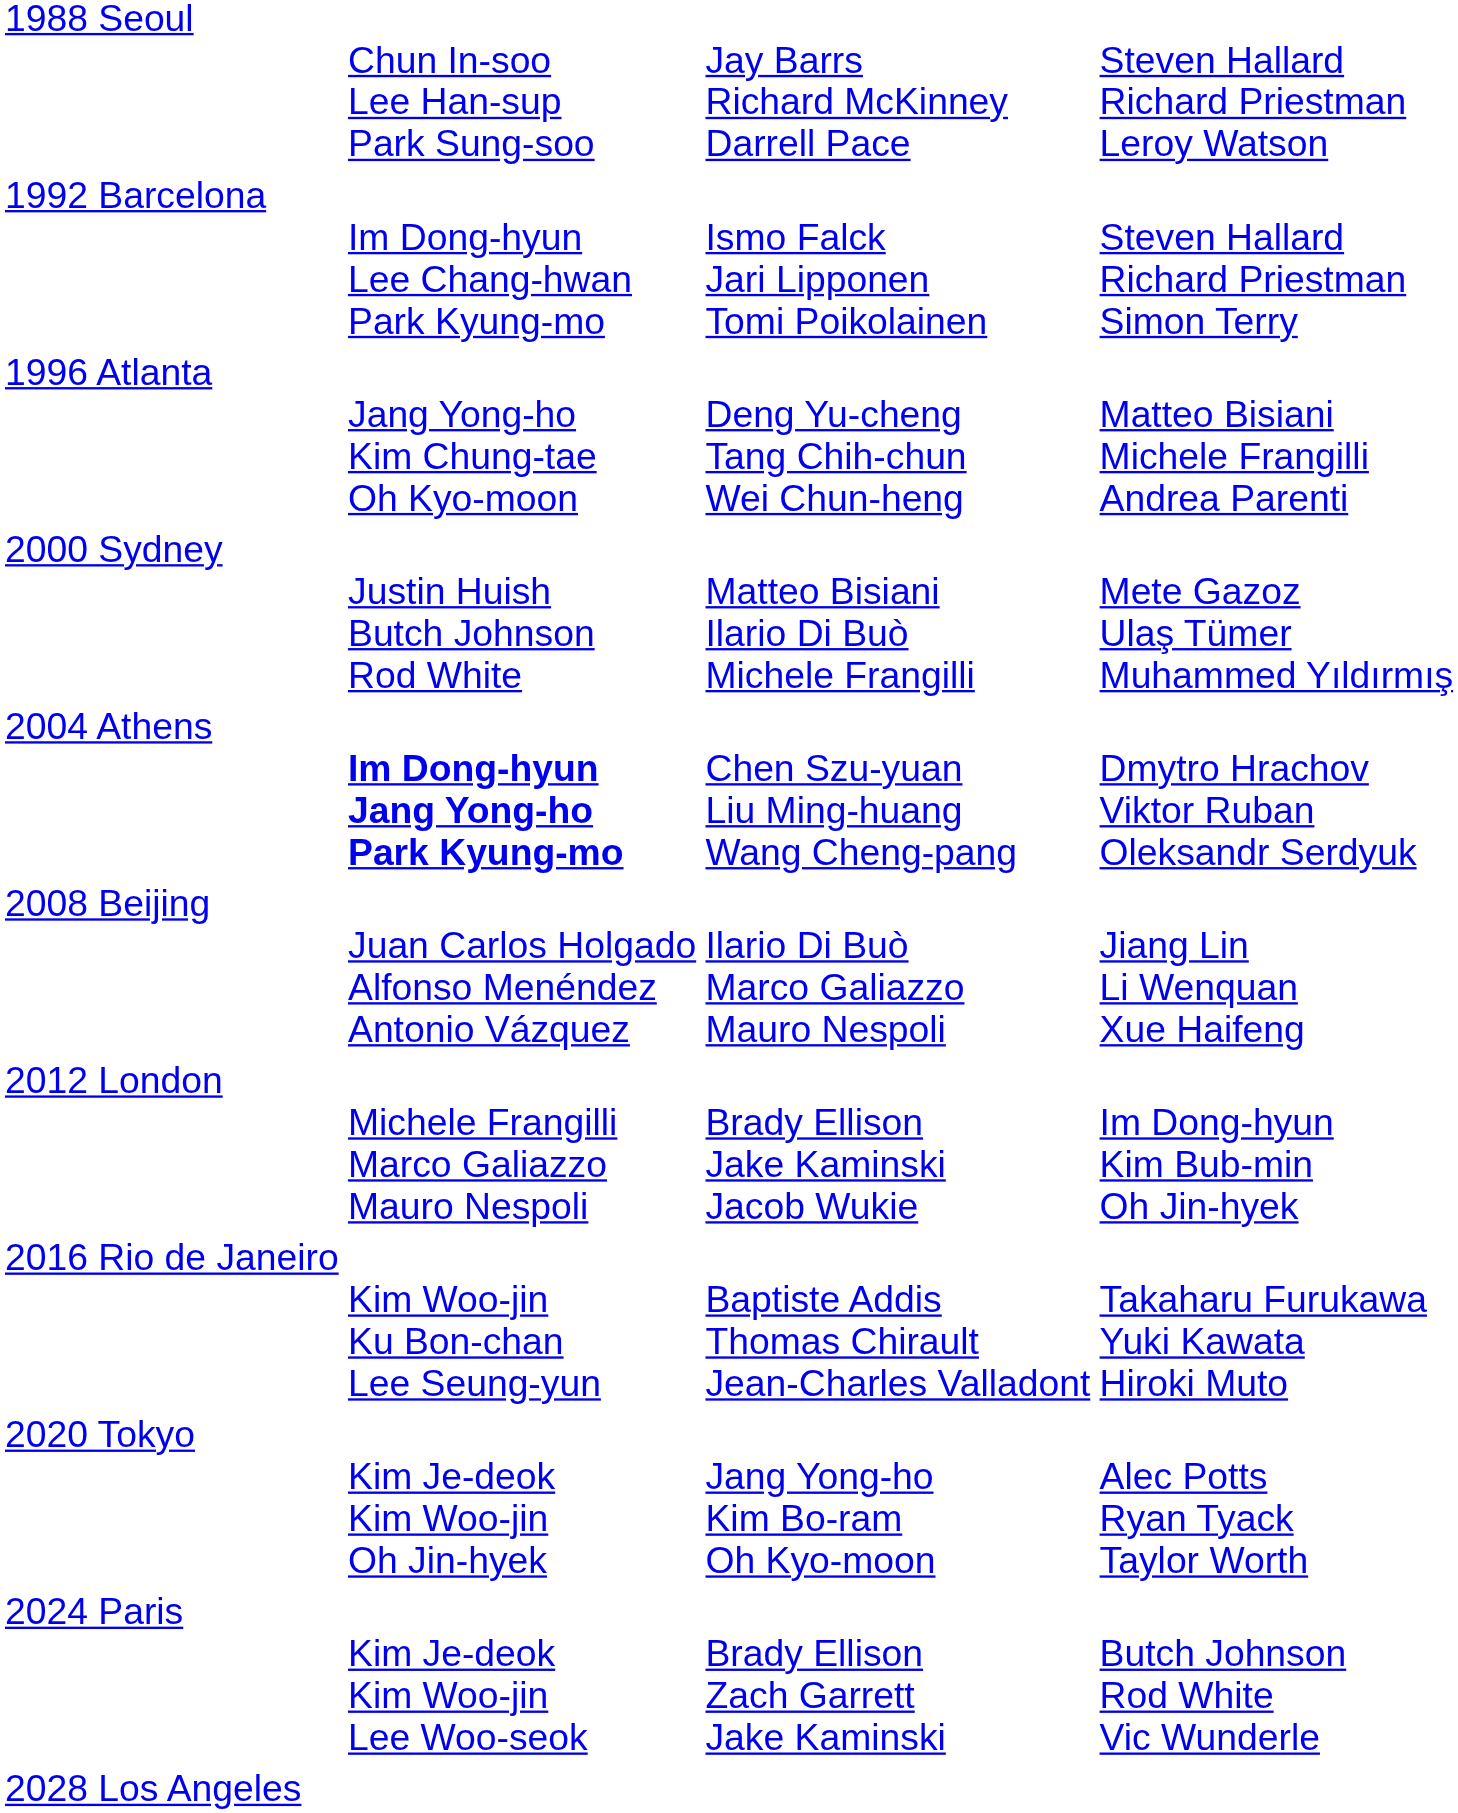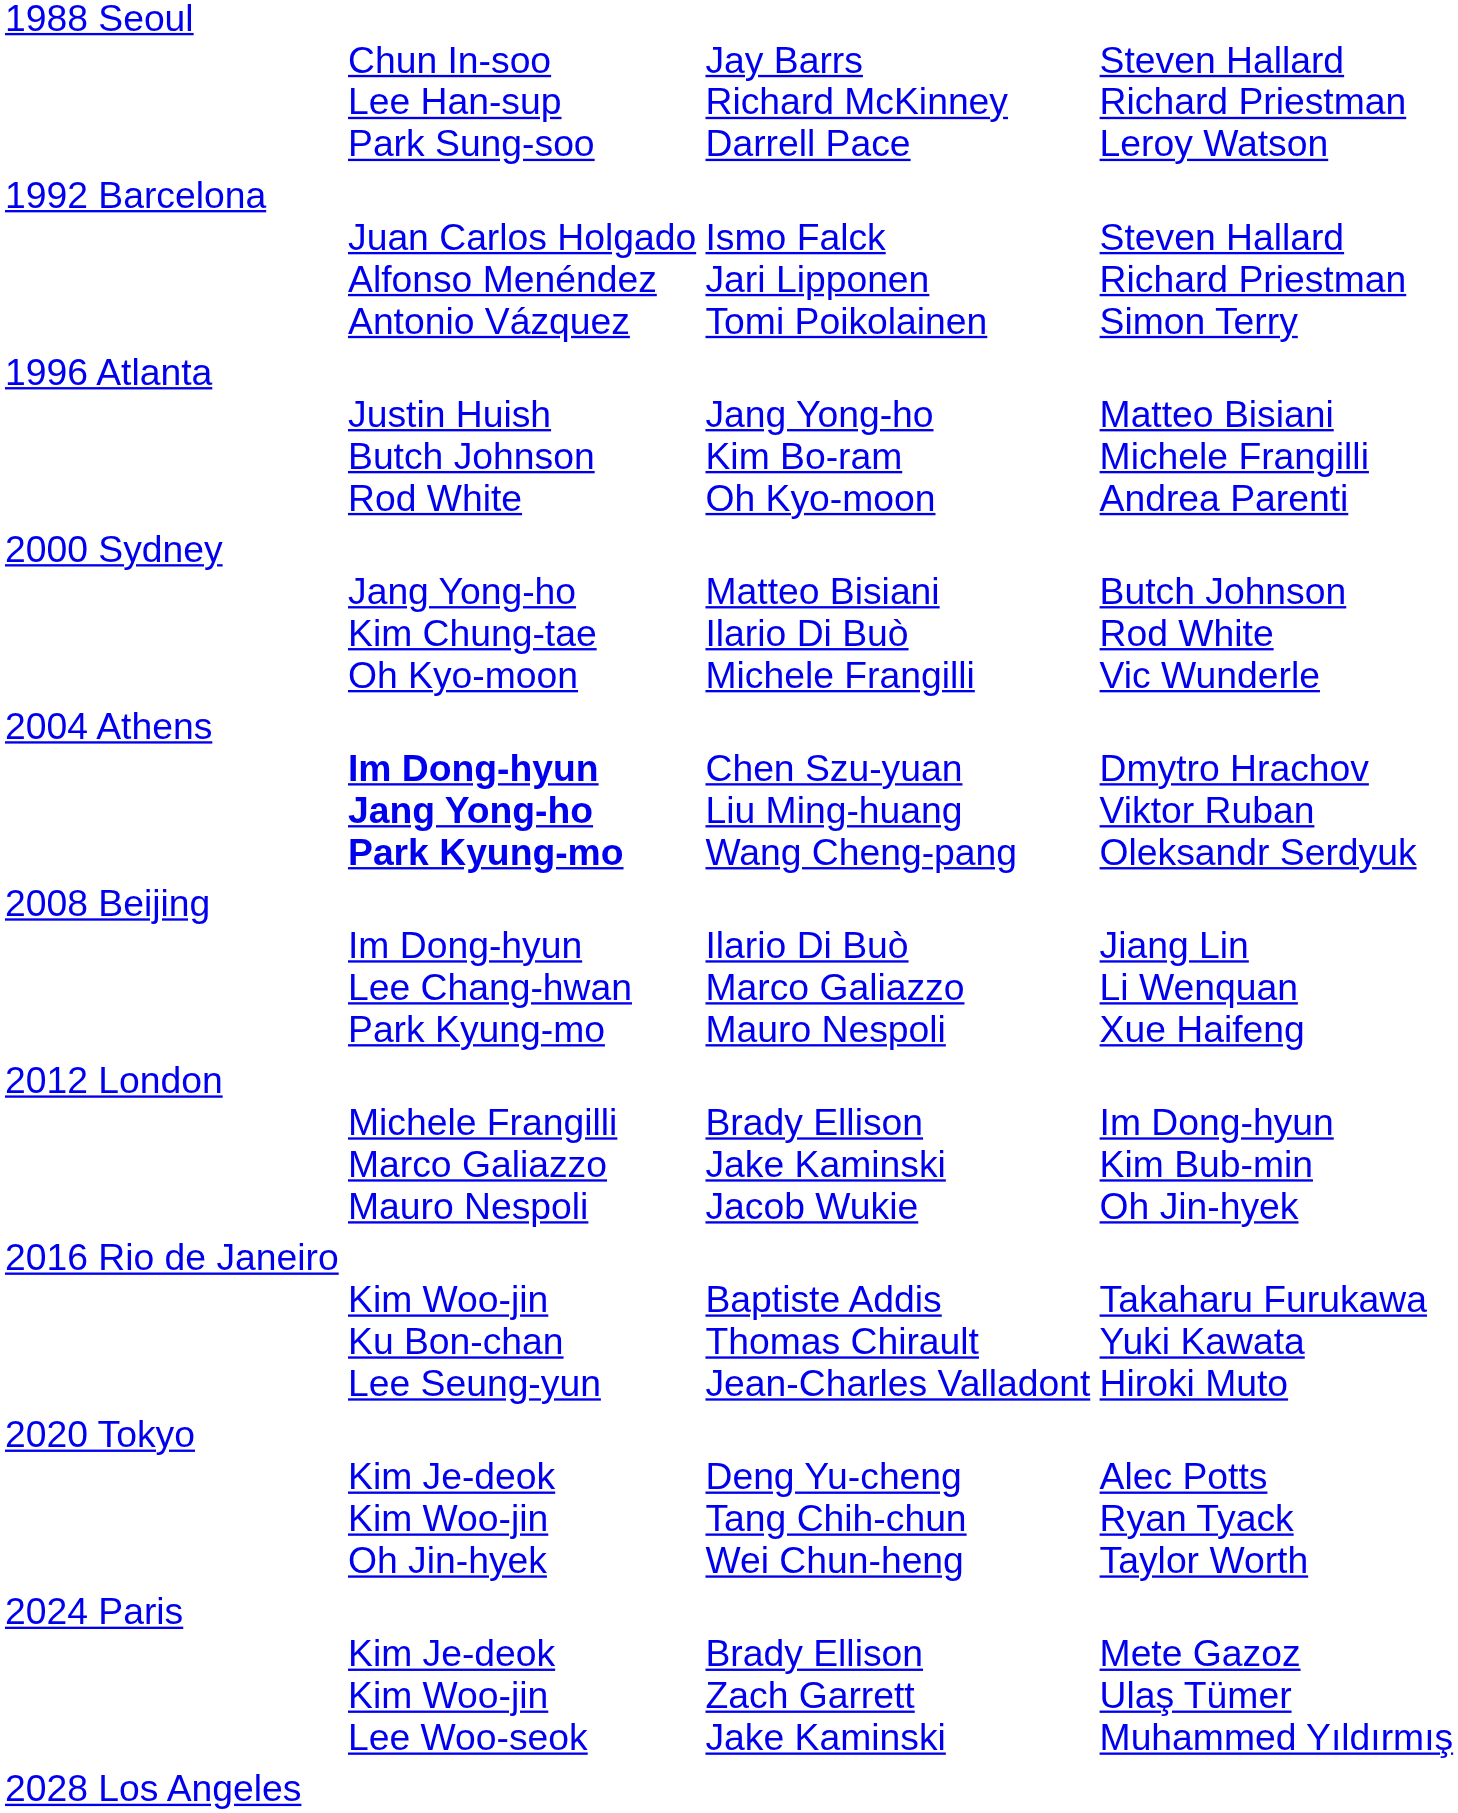(490, 279) Im Dong-hyun Lee Chang-hwan Park Kyung-mo -> (522, 279) Juan Carlos Holgado Alfonso Menéndez Antonio Vázquez
(472, 456) Jang Yong-ho Kim Chung-tae Oh Kyo-moon -> (471, 456) Justin Huish Butch Johnson Rod White
(836, 456) Deng Yu-cheng Tang Chih-chun Wei Chun-heng -> (820, 456) Jang Yong-ho Kim Bo-ram Oh Kyo-moon
(471, 633) Justin Huish Butch Johnson Rod White -> (472, 633) Jang Yong-ho Kim Chung-tae Oh Kyo-moon
(1276, 633) Mete Gazoz Ulaş Tümer Muhammed Yıldırmış -> (1223, 633) Butch Johnson Rod White Vic Wunderle
(522, 987) Juan Carlos Holgado Alfonso Menéndez Antonio Vázquez -> (490, 987) Im Dong-hyun Lee Chang-hwan Park Kyung-mo
(820, 1518) Jang Yong-ho Kim Bo-ram Oh Kyo-moon -> (836, 1518) Deng Yu-cheng Tang Chih-chun Wei Chun-heng
(1223, 1695) Butch Johnson Rod White Vic Wunderle -> (1276, 1695) Mete Gazoz Ulaş Tümer Muhammed Yıldırmış
